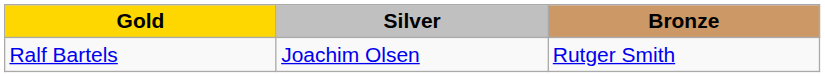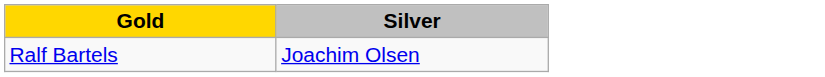- column: (684, 21)
